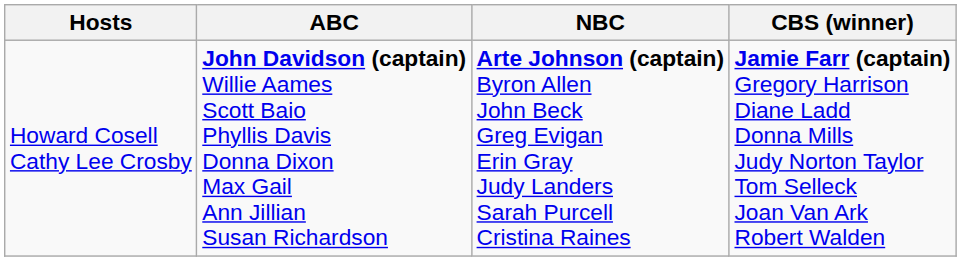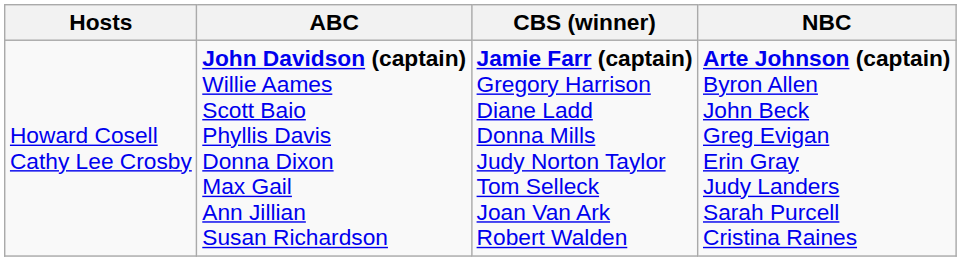columns swapped: (842, 22) <-> (600, 22)
